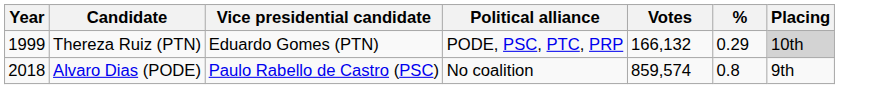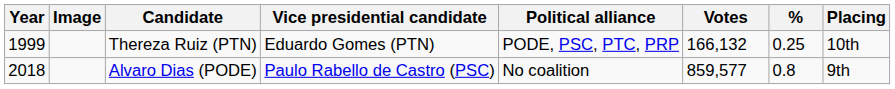+ column: (77, 17)
(733, 44) 0.29 -> (789, 44) 0.25
(787, 44) lightgrey background -> (843, 44) no background
(661, 70) 859,574 -> (717, 70) 859,577
